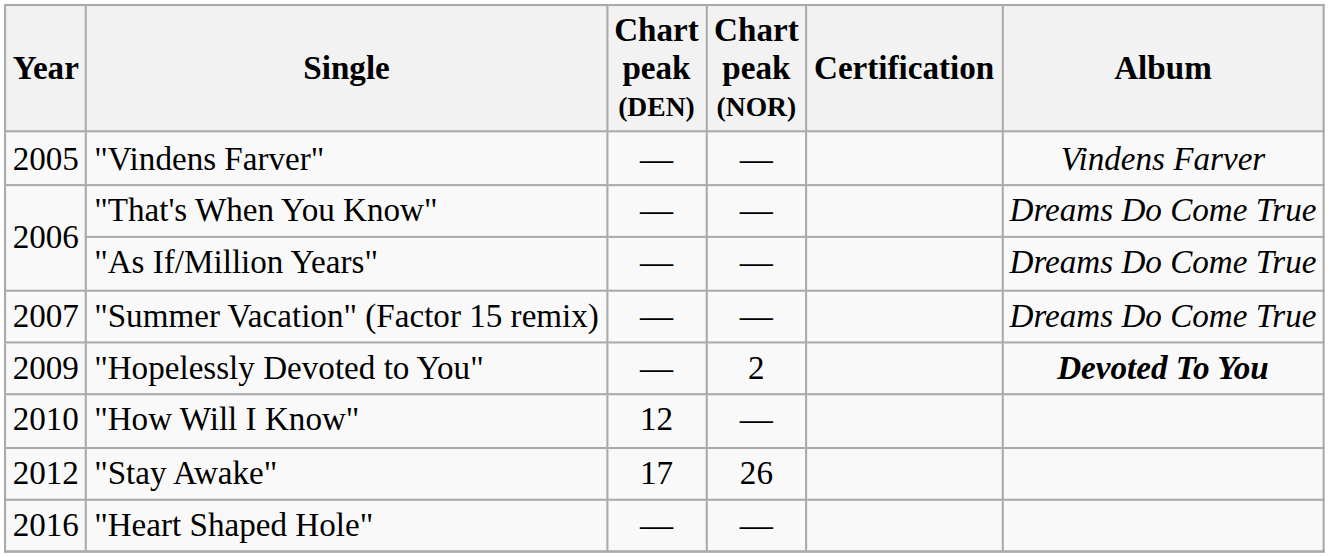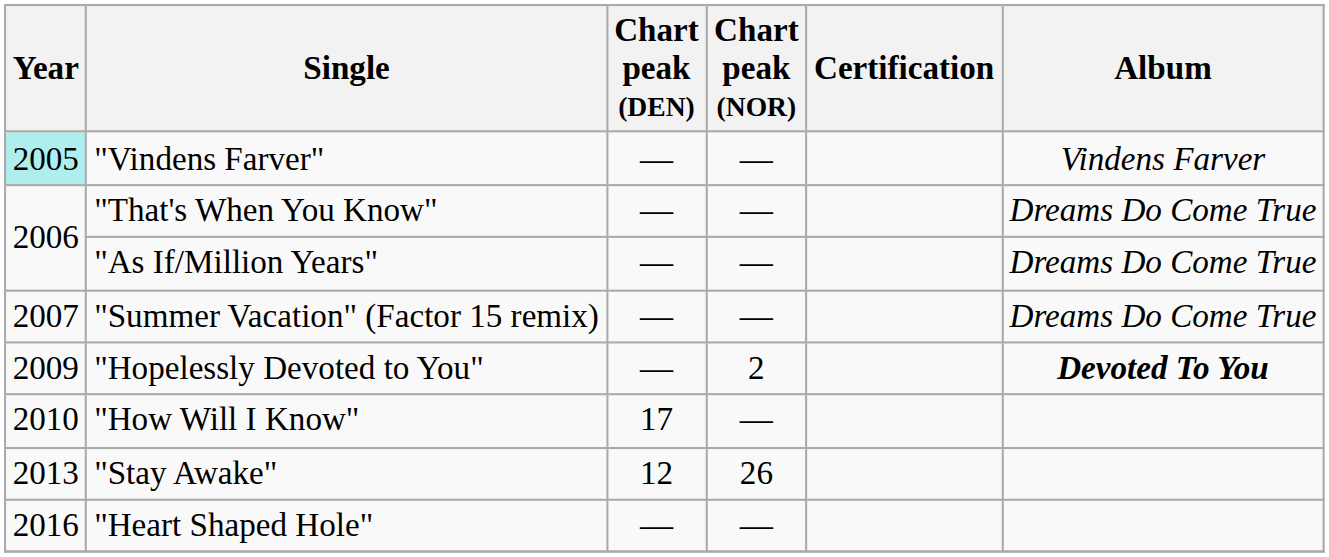(46, 157) no background -> (46, 157) paleturquoise background
(656, 420) 12 -> (656, 420) 17
(46, 472) 2012 -> (46, 472) 2013
(656, 472) 17 -> (656, 472) 12
